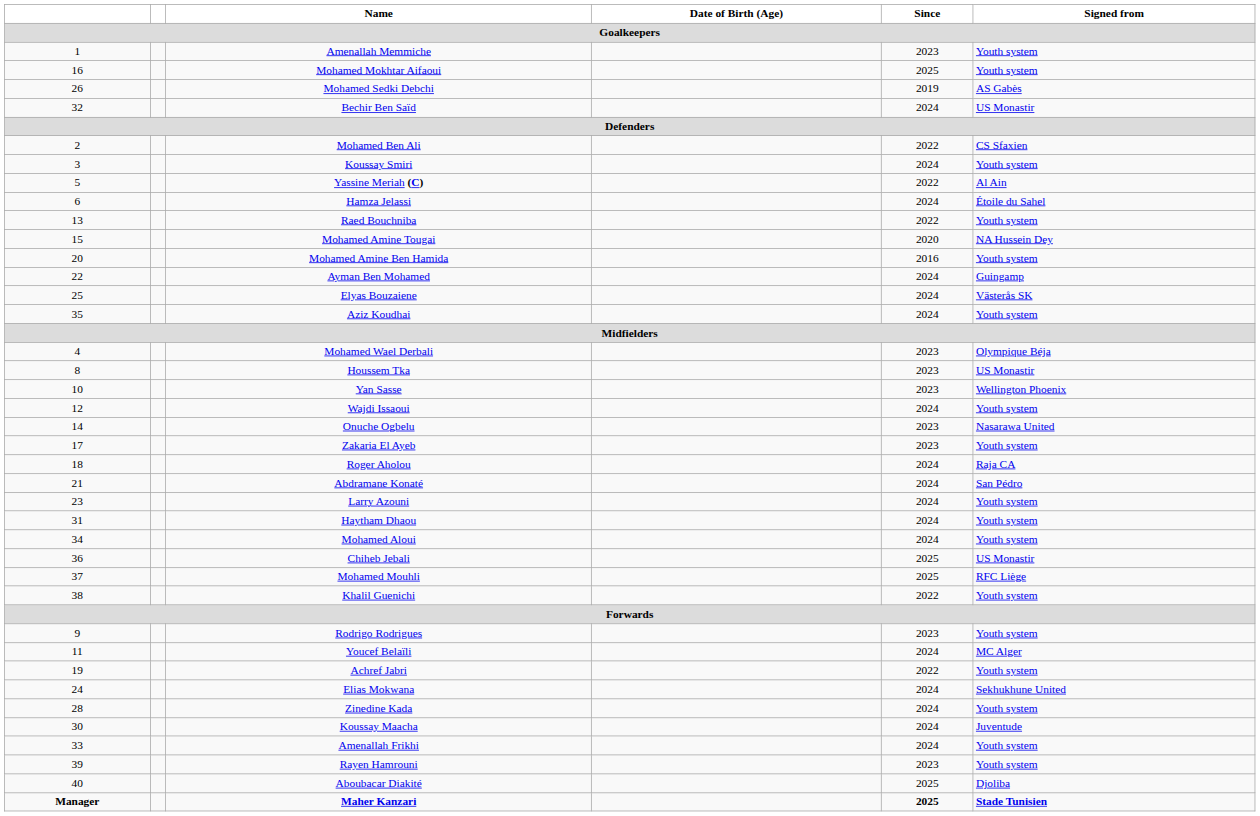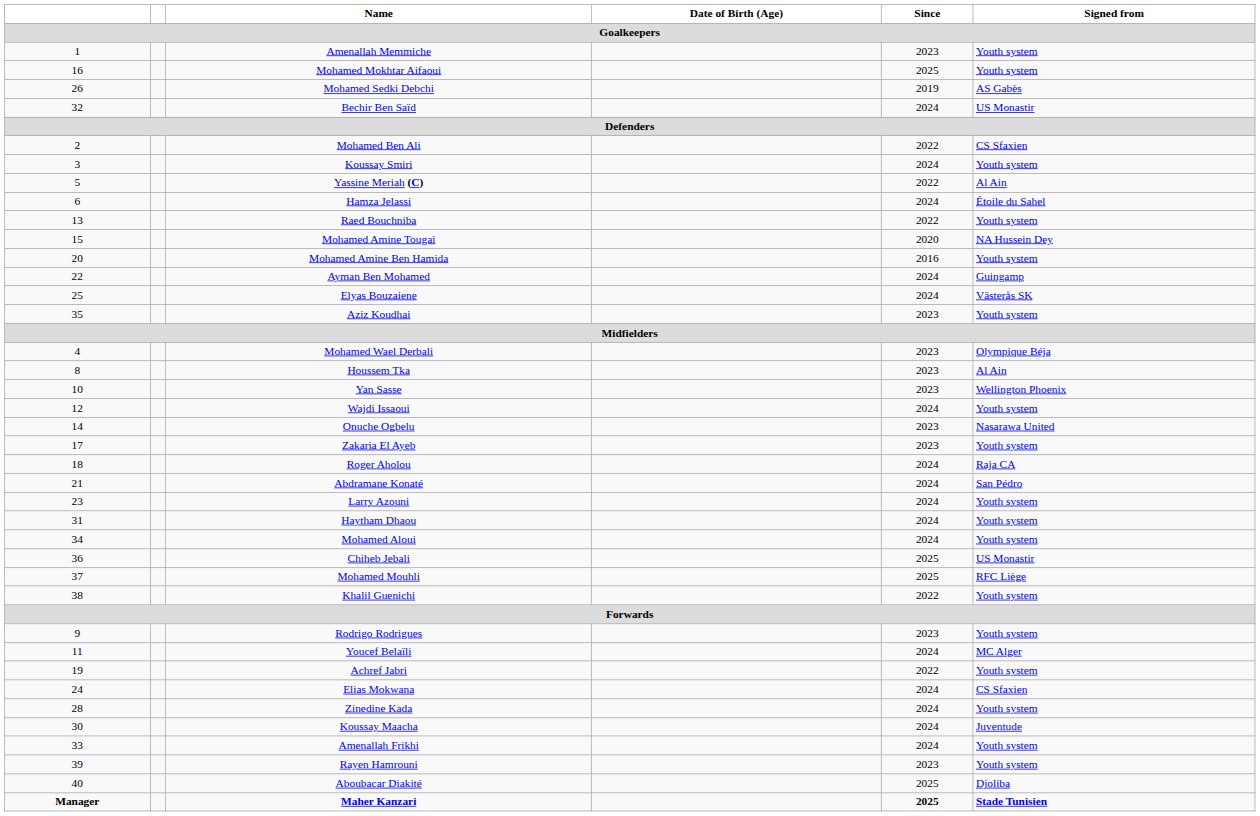(927, 314) 2024 -> (927, 314) 2023
(1005, 370) US Monastir -> (991, 370) Al Ain
(1021, 689) Sekhukhune United -> (1002, 689) CS Sfaxien
